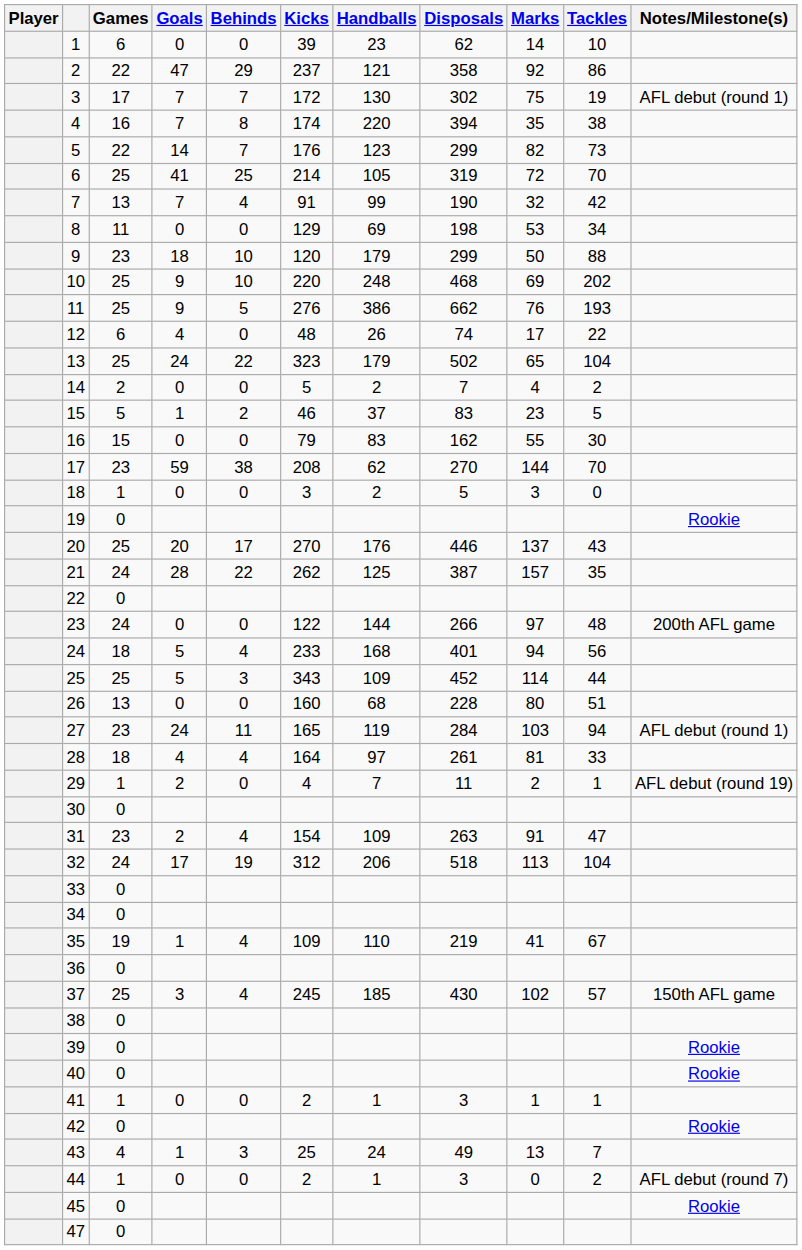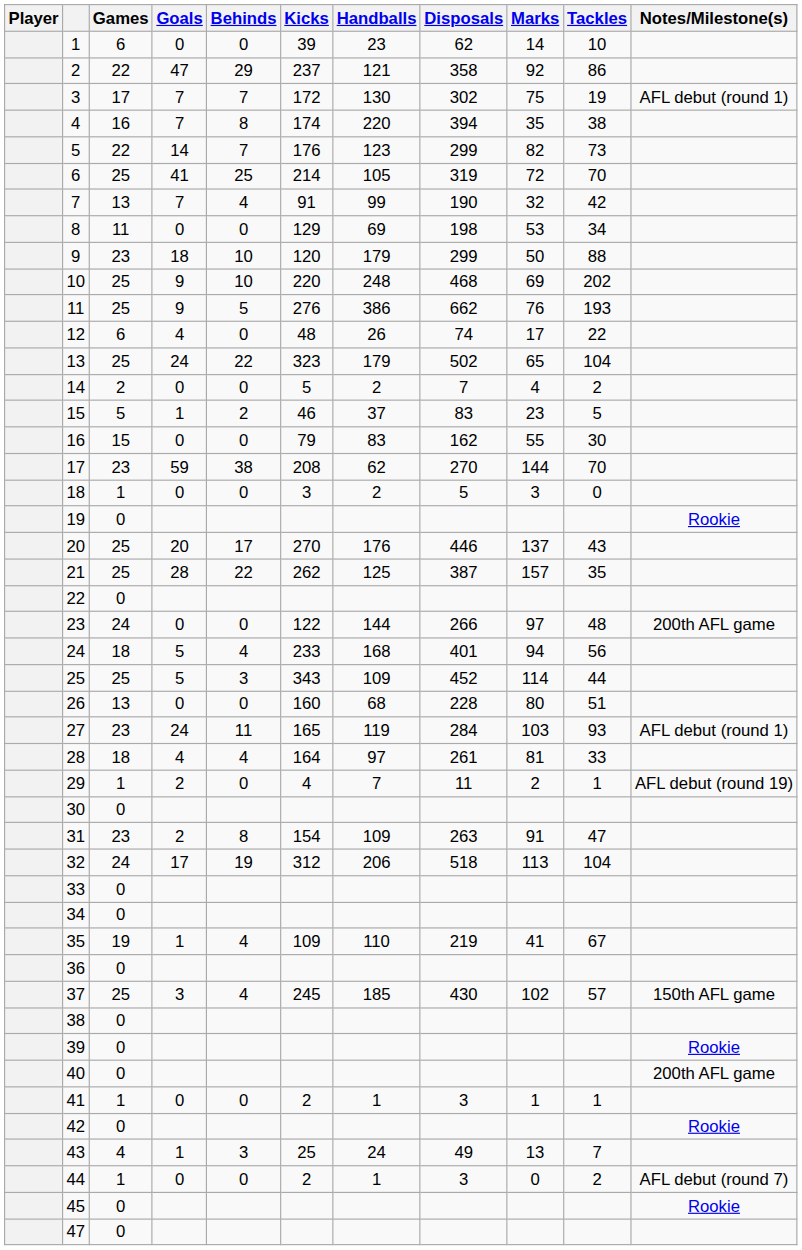(121, 572) 24 -> (121, 572) 25
(597, 731) 94 -> (597, 731) 93
(244, 836) 4 -> (244, 836) 8
(714, 1074) Rookie -> (714, 1074) 200th AFL game
